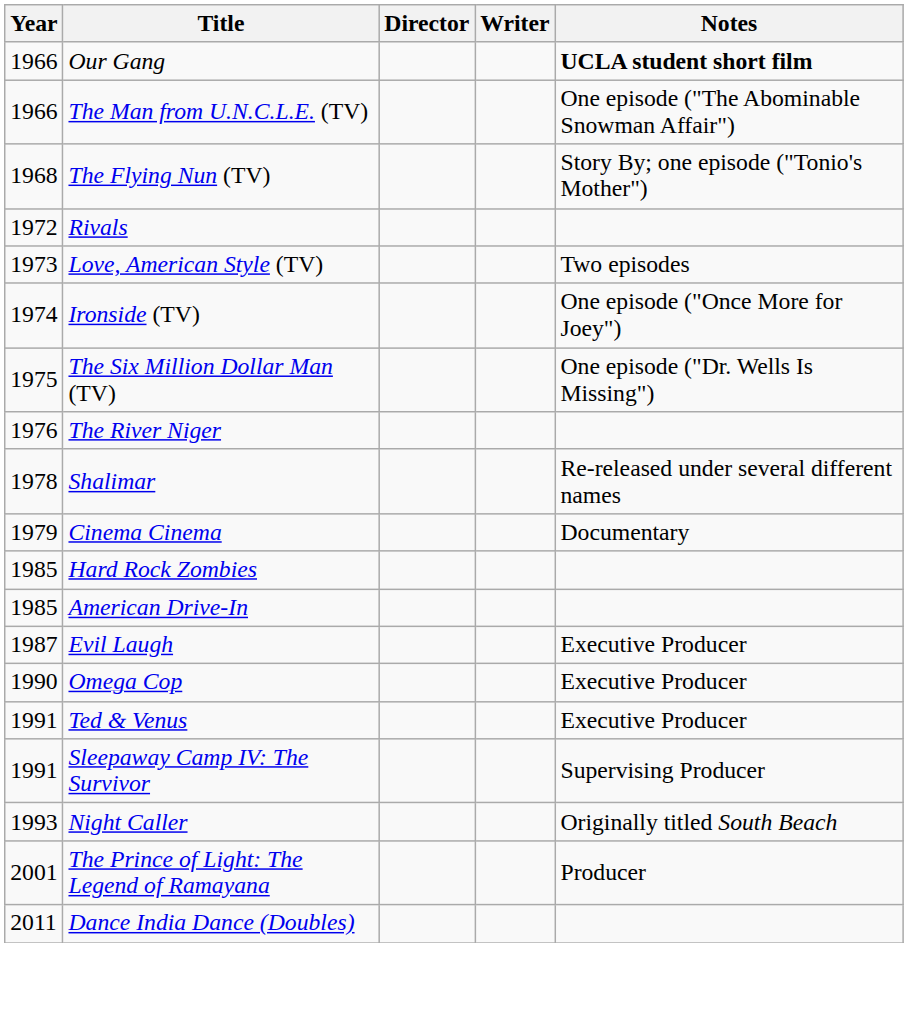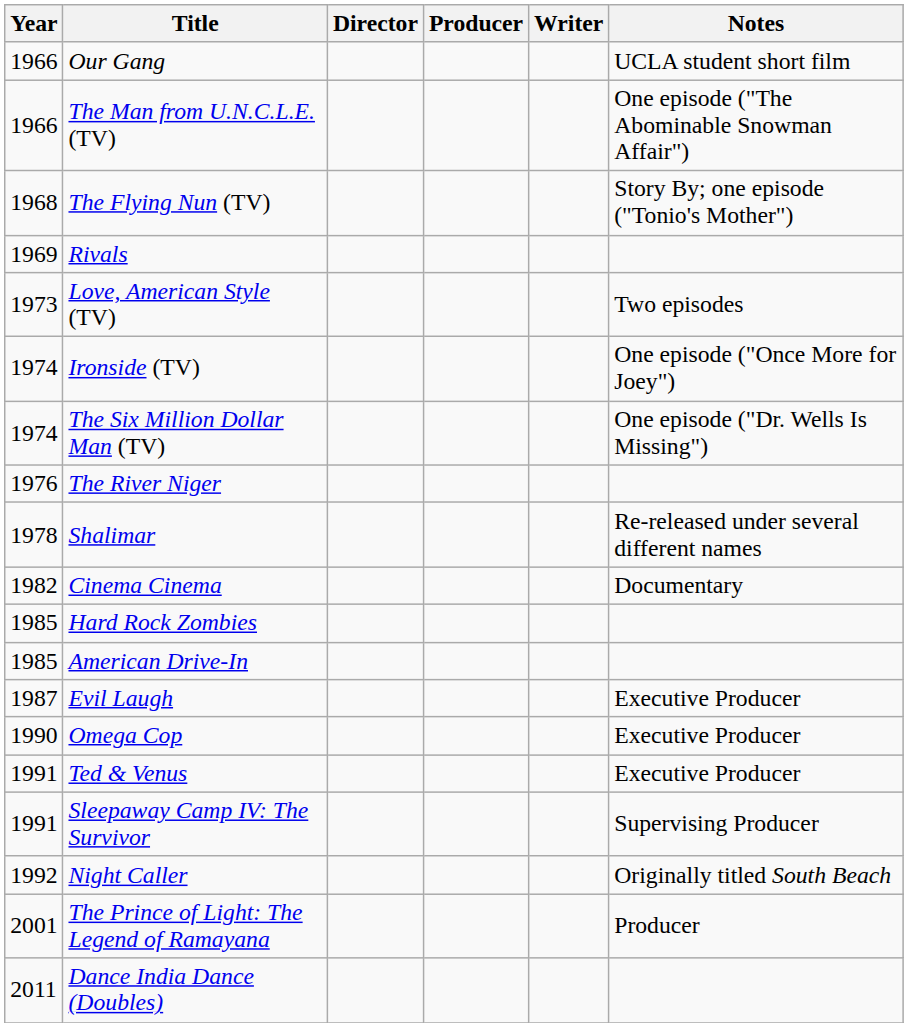+ column: (476, 23)
(686, 60) bold -> (732, 60) normal
(34, 226) 1972 -> (34, 253) 1969
(34, 379) 1975 -> (34, 432) 1974
(34, 532) 1979 -> (34, 585) 1982
(34, 821) 1993 -> (34, 874) 1992
